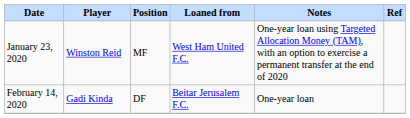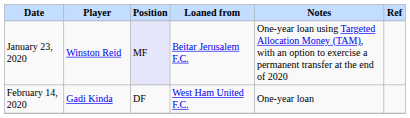(140, 53) no background -> (140, 53) lavender background
(208, 53) West Ham United F.C. -> (206, 53) Beitar Jerusalem F.C.
(206, 99) Beitar Jerusalem F.C. -> (208, 99) West Ham United F.C.
